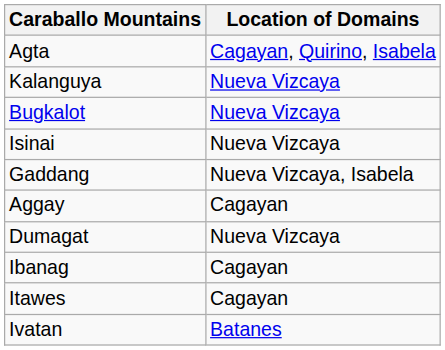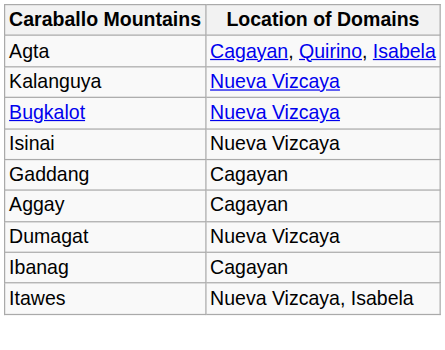(312, 174) Nueva Vizcaya, Isabela -> (249, 174) Cagayan
(249, 298) Cagayan -> (312, 298) Nueva Vizcaya, Isabela
- row: (36, 329)
